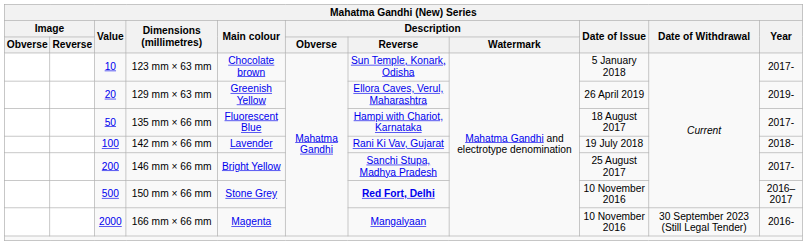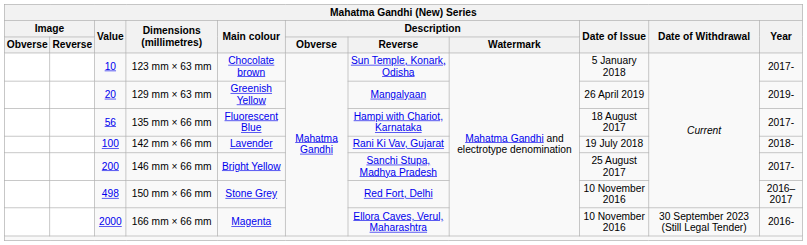(398, 94) Ellora Caves, Verul, Maharashtra -> (398, 94) Mangalyaan
(110, 122) 50 -> (110, 122) 56
(110, 194) 500 -> (110, 194) 498
(398, 194) bold -> (398, 194) normal
(398, 222) Mangalyaan -> (398, 222) Ellora Caves, Verul, Maharashtra
